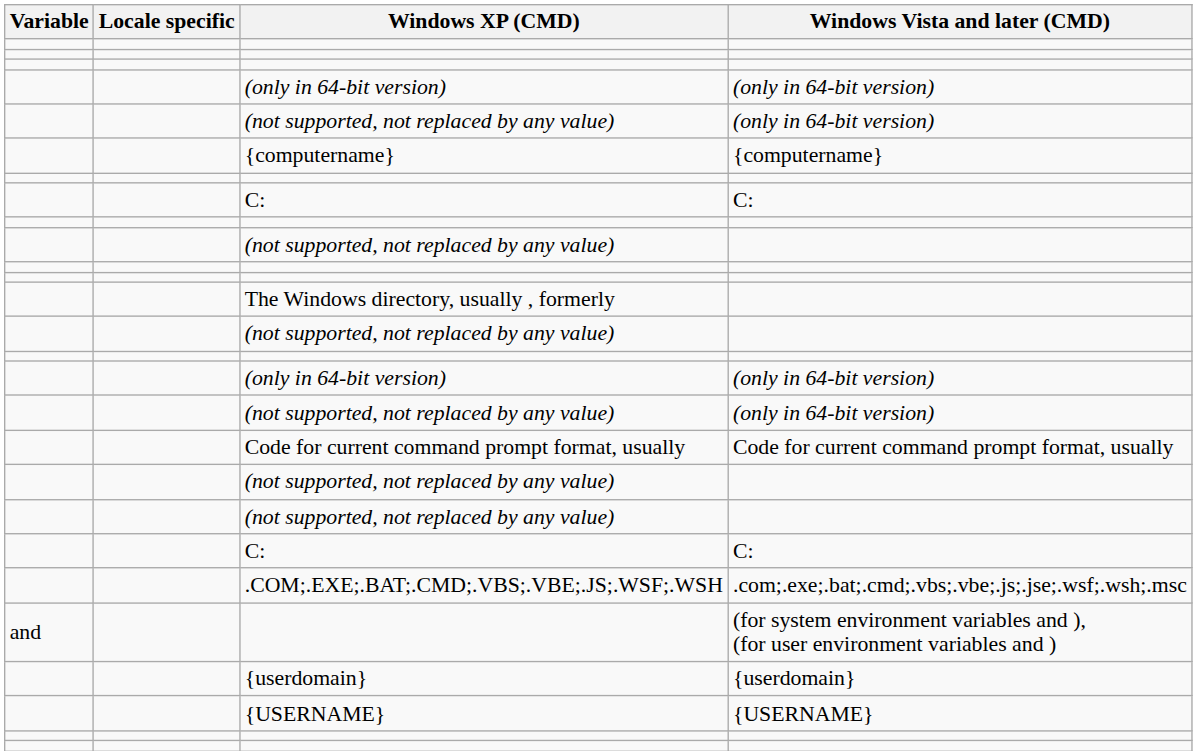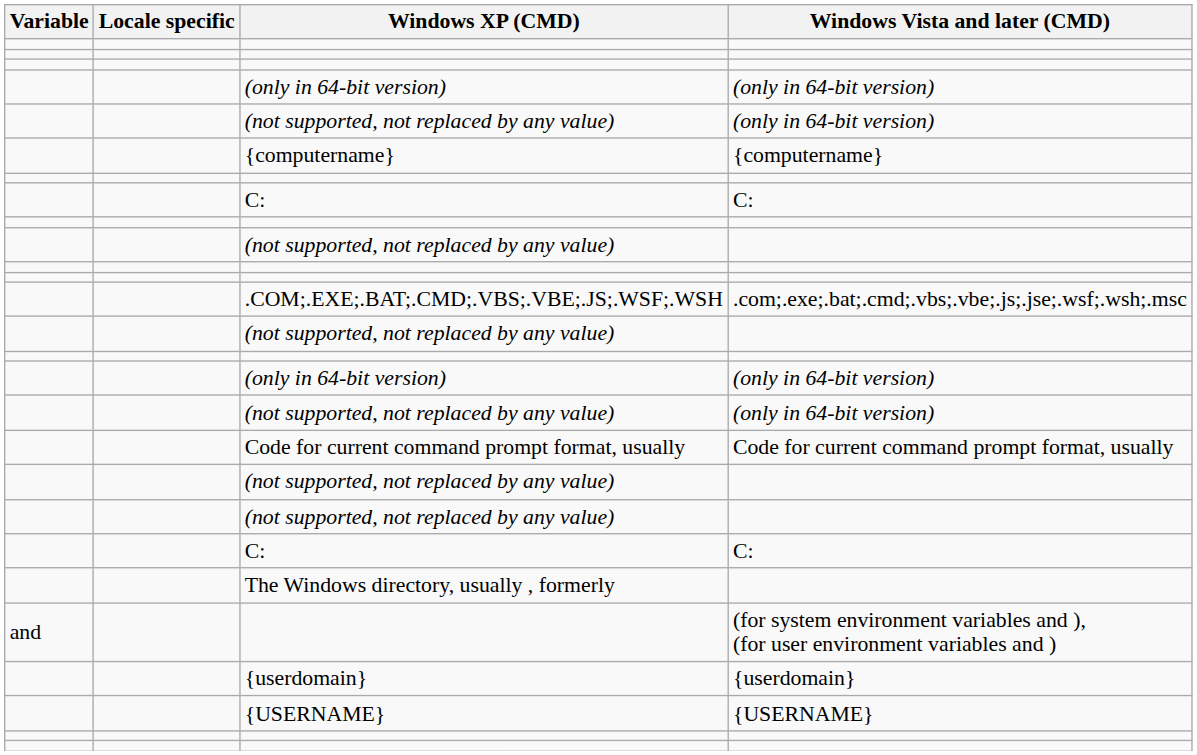rows swapped: (484, 585) <-> (430, 299)
